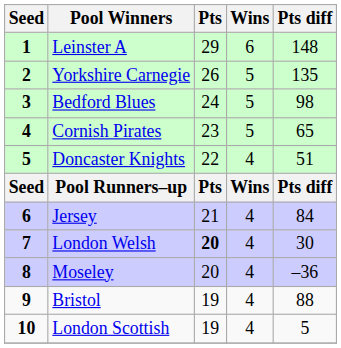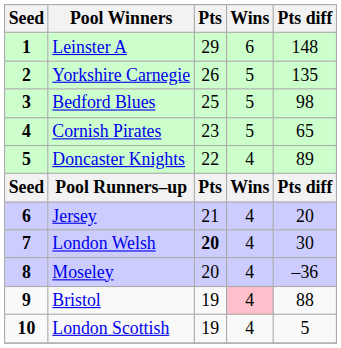(210, 103) 24 -> (210, 103) 25
(305, 159) 51 -> (305, 159) 89
(305, 215) 84 -> (305, 215) 20
(250, 300) no background -> (250, 300) pink background
